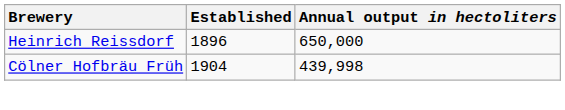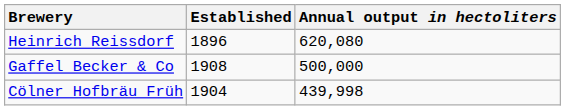(331, 42) 650,000 -> (331, 42) 620,080
+ row: (91, 67)
